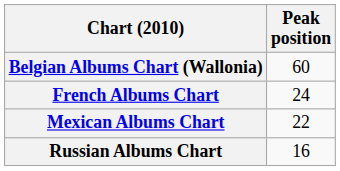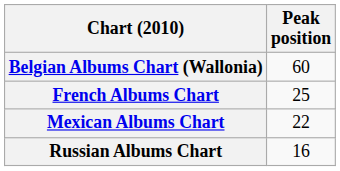(301, 94) 24 -> (301, 94) 25
